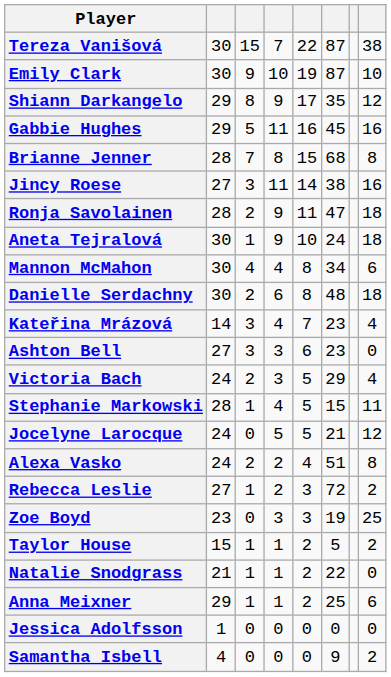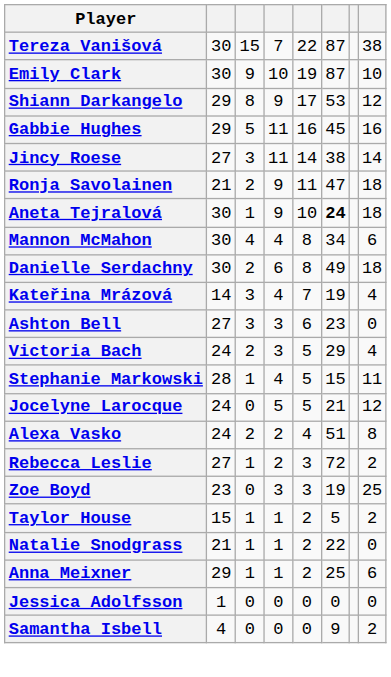(335, 102) 35 -> (335, 102) 53
- row: (80, 157)
(372, 185) 16 -> (372, 157) 14
(221, 213) 28 -> (221, 185) 21
(335, 241) normal -> (335, 213) bold
(335, 296) 48 -> (335, 268) 49
(335, 324) 23 -> (335, 296) 19
